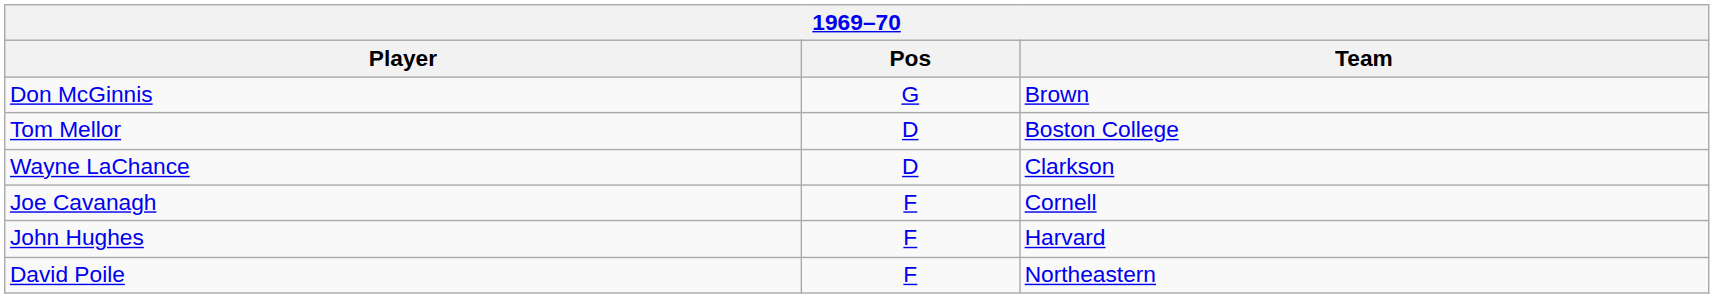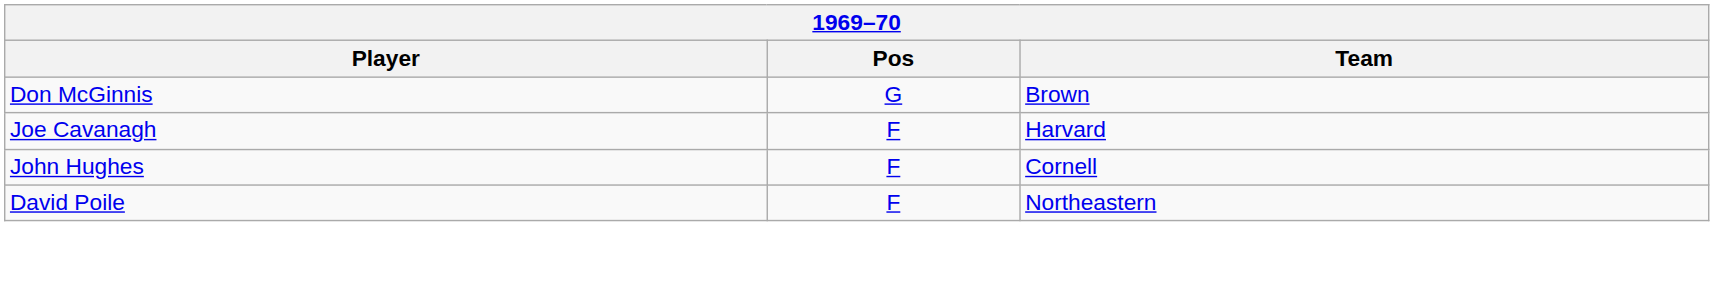- row: (65, 130)
- row: (100, 166)
(1061, 202) Cornell -> (1066, 130) Harvard
(1065, 238) Harvard -> (1061, 166) Cornell
